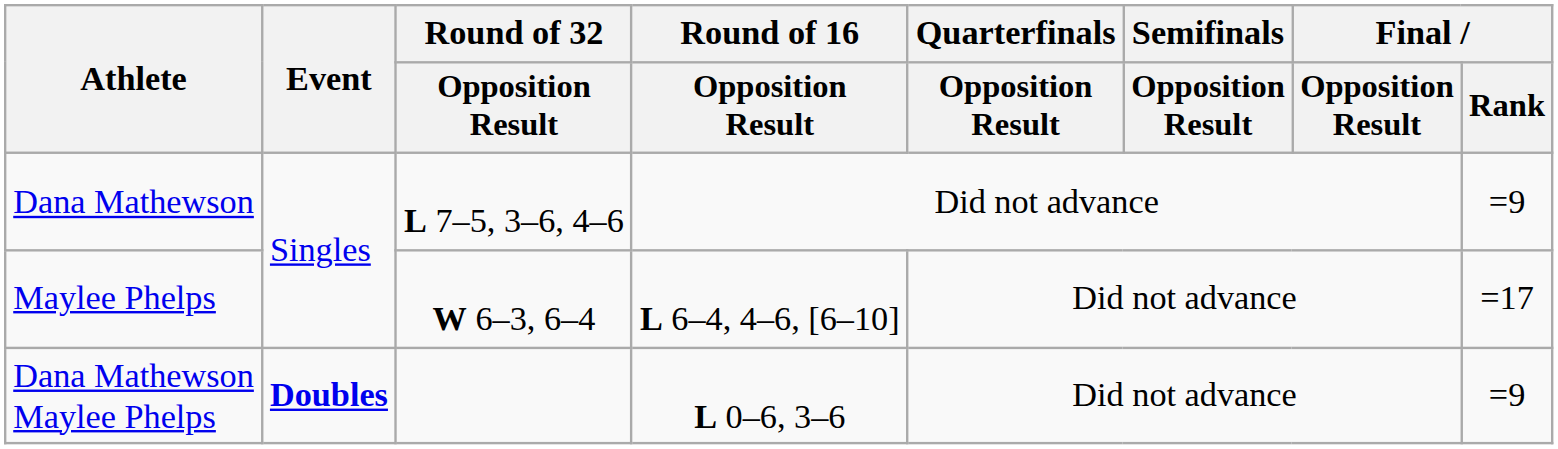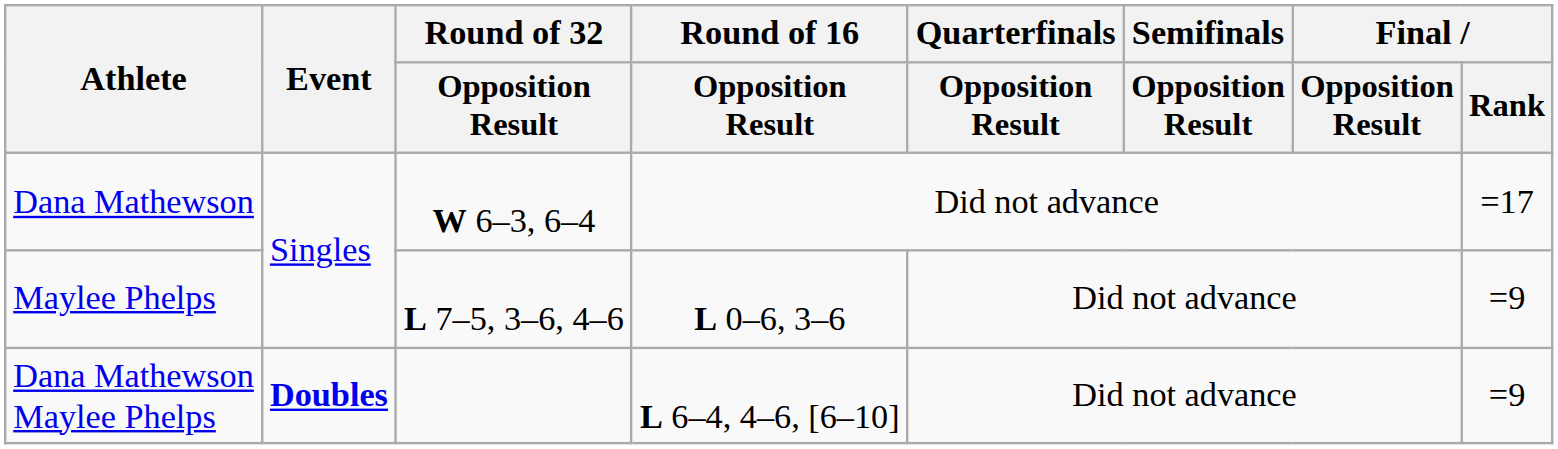(514, 221) L 7–5, 3–6, 4–6 -> (514, 221) W 6–3, 6–4
(1507, 201) =9 -> (1507, 201) =17
(514, 318) W 6–3, 6–4 -> (514, 318) L 7–5, 3–6, 4–6
(770, 318) L 6–4, 4–6, [6–10] -> (770, 318) L 0–6, 3–6
(1507, 298) =17 -> (1507, 298) =9
(770, 415) L 0–6, 3–6 -> (770, 415) L 6–4, 4–6, [6–10]
